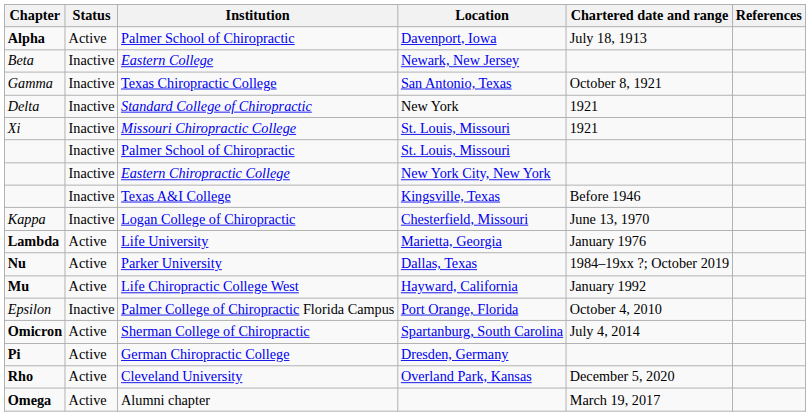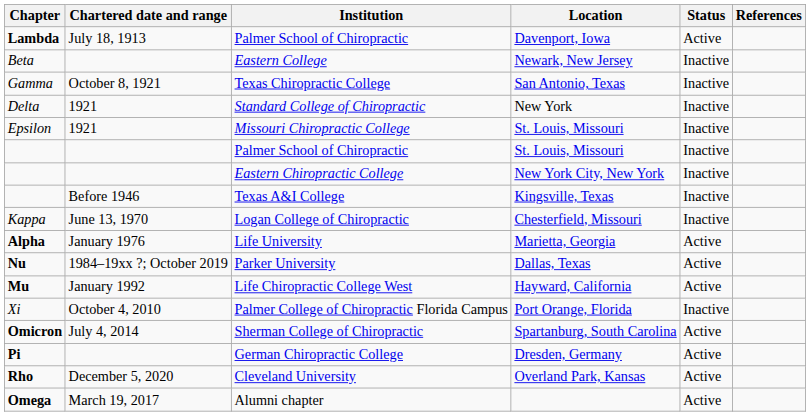columns swapped: (649, 15) <-> (92, 15)
(26, 38) Alpha -> (33, 38) Lambda
(14, 128) Xi -> (29, 128) Epsilon
(33, 241) Lambda -> (26, 241) Alpha
(29, 309) Epsilon -> (14, 309) Xi
